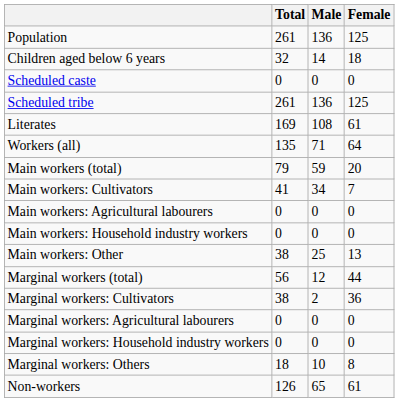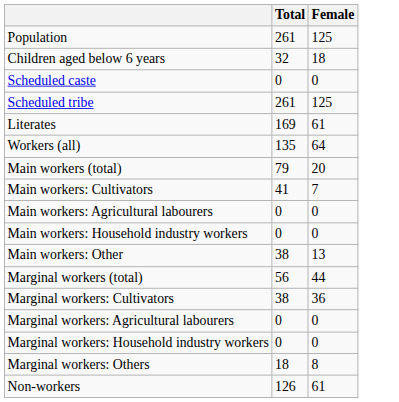- column: (326, 15)
